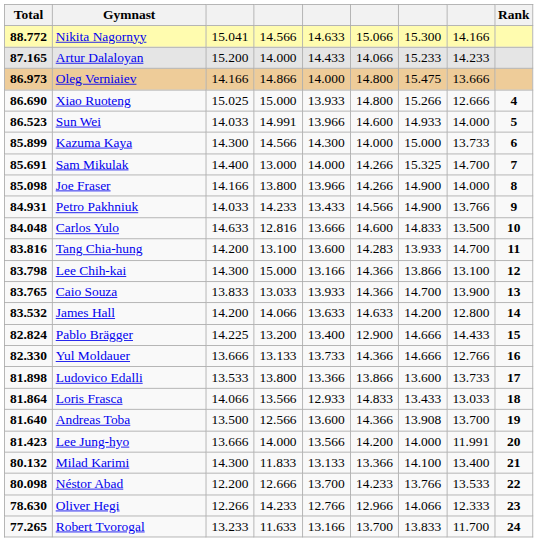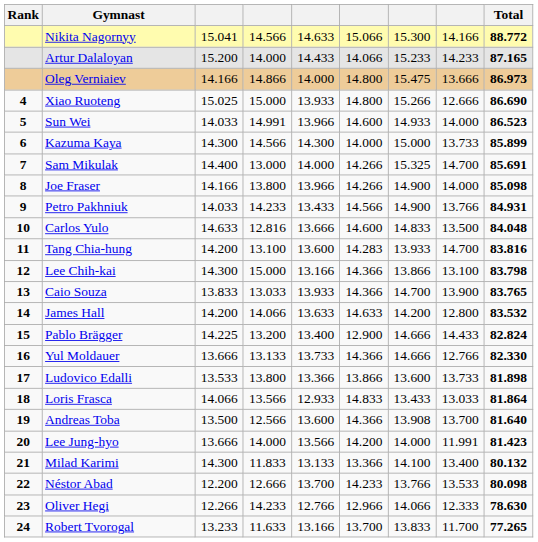columns swapped: (514, 15) <-> (29, 15)
